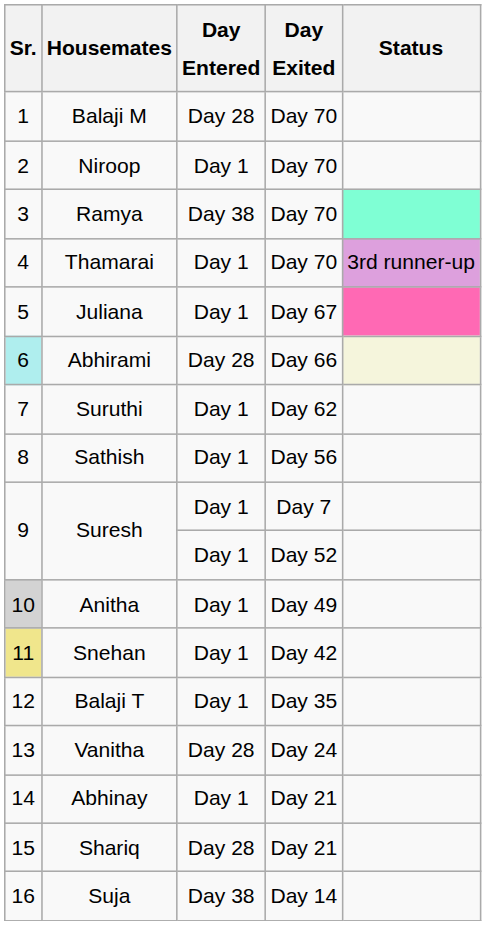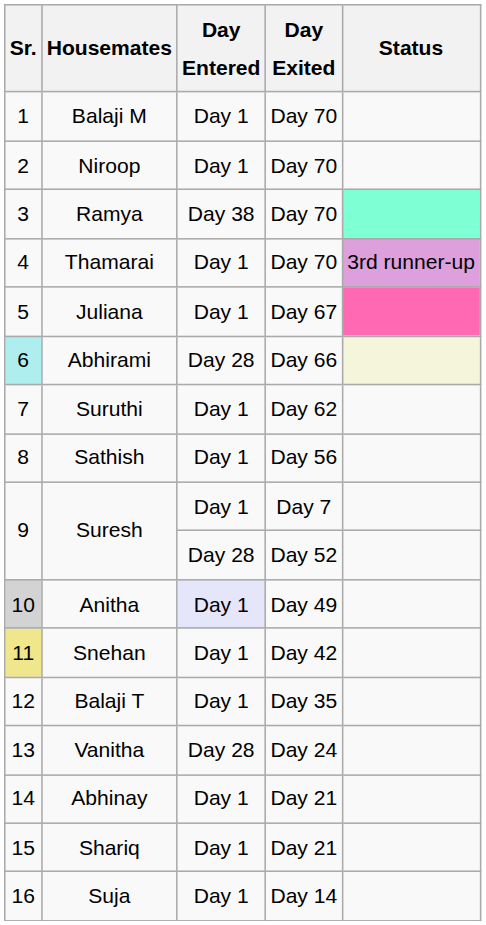(221, 116) Day 28 -> (221, 116) Day 1
(221, 555) Day 1 -> (221, 555) Day 28
(221, 603) no background -> (221, 603) lavender background
(221, 847) Day 28 -> (221, 847) Day 1
(221, 896) Day 38 -> (221, 896) Day 1
